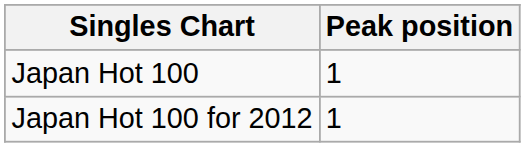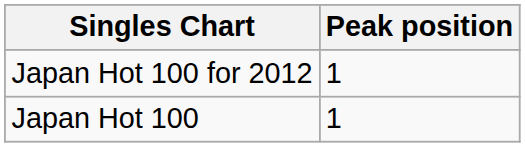rows swapped: (105, 73) <-> (162, 118)
